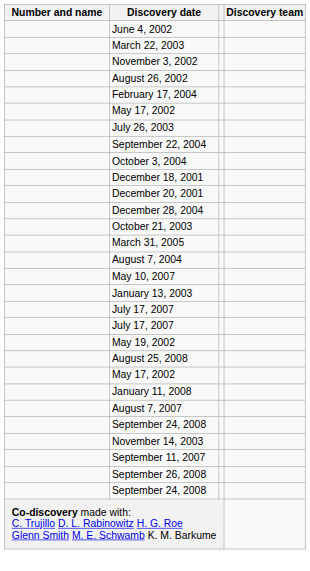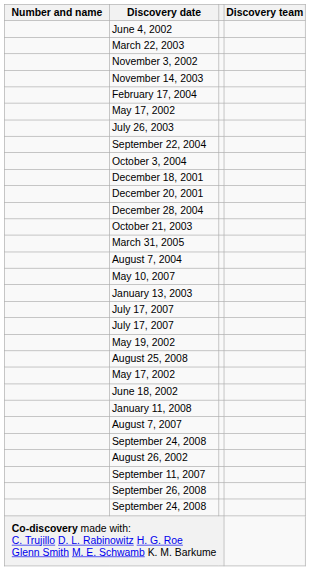rows swapped: (57, 441) <-> (57, 79)
+ row: (57, 392)
